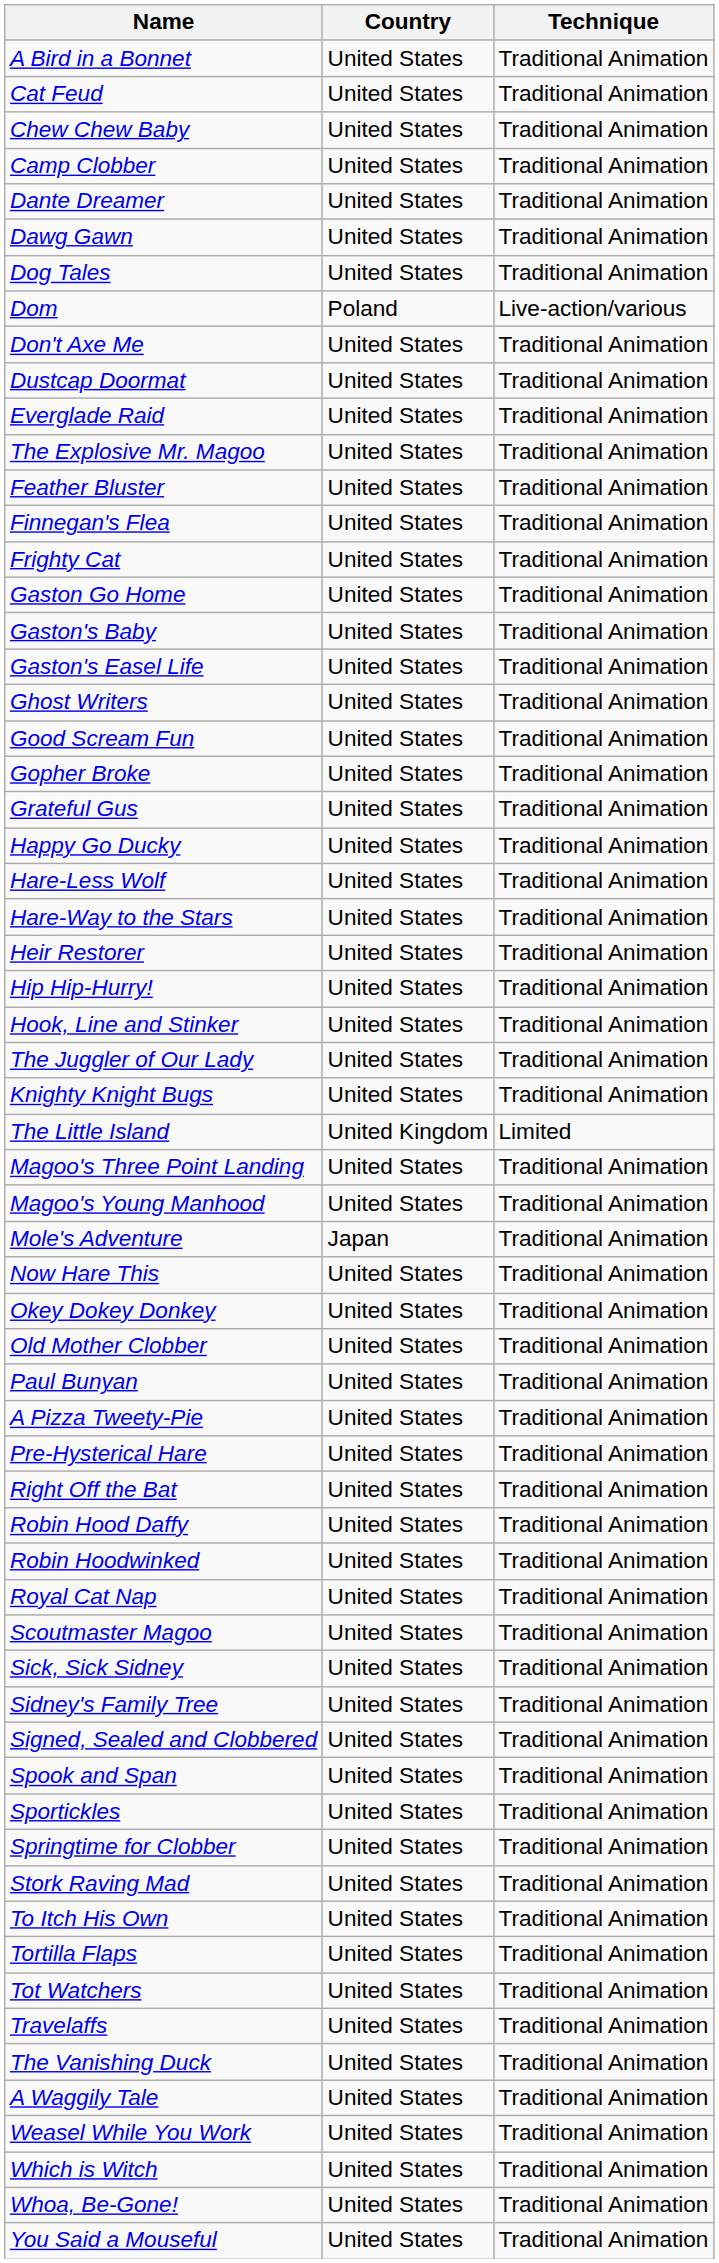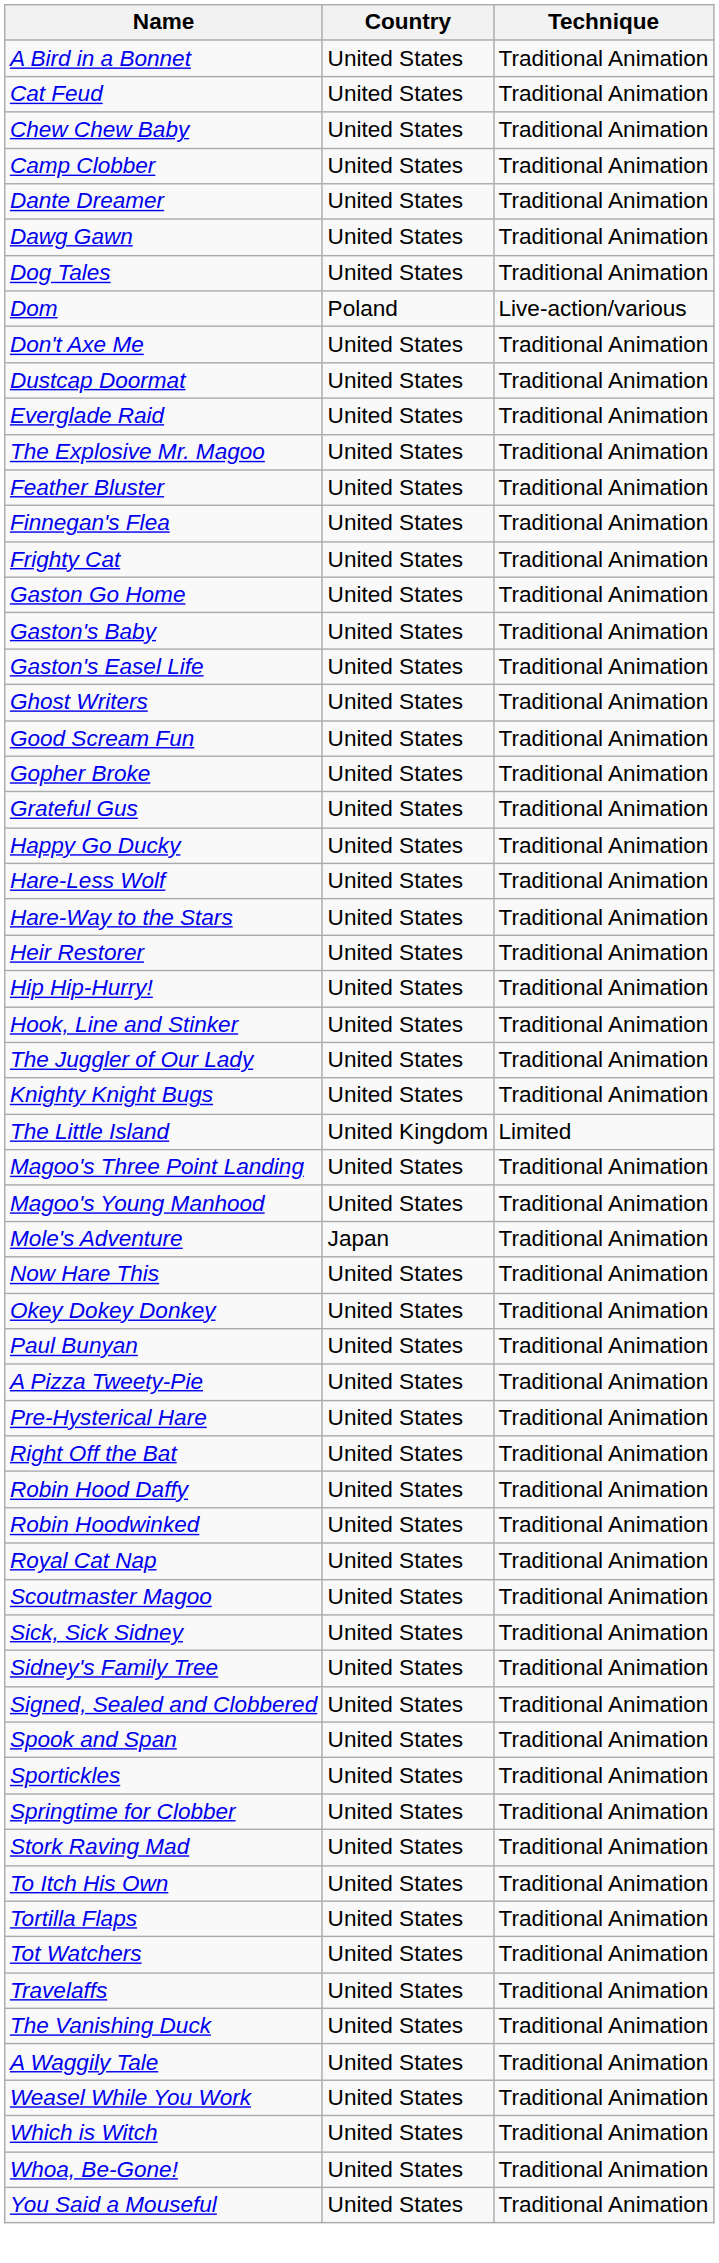- row: (108, 1346)
